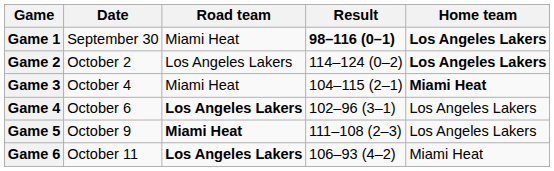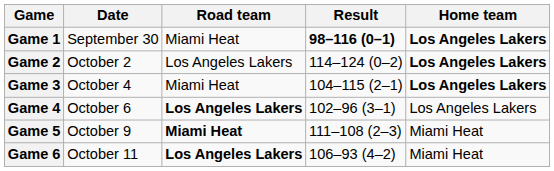(448, 85) Miami Heat -> (478, 85) Los Angeles Lakers
(473, 131) Los Angeles Lakers -> (446, 131) Miami Heat
